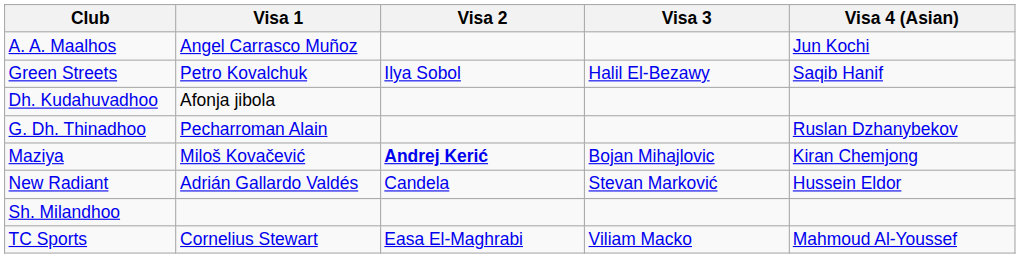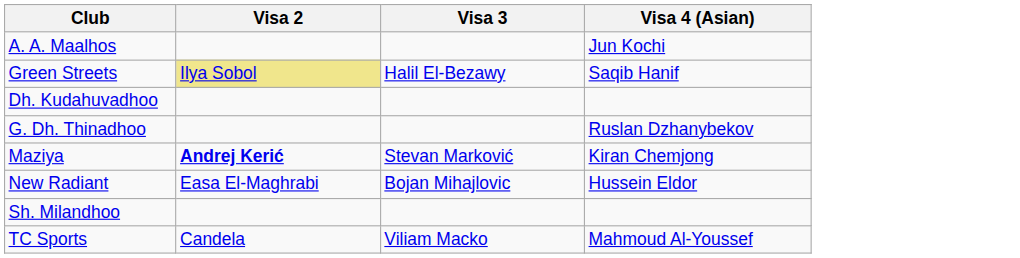- column: (278, 18)
(423, 73) no background -> (218, 73) khaki background
(652, 156) Bojan Mihajlovic -> (449, 156) Stevan Marković
(417, 184) Candela -> (249, 184) Easa El-Maghrabi
(653, 184) Stevan Marković -> (447, 184) Bojan Mihajlovic
(454, 239) Easa El-Maghrabi -> (213, 239) Candela
